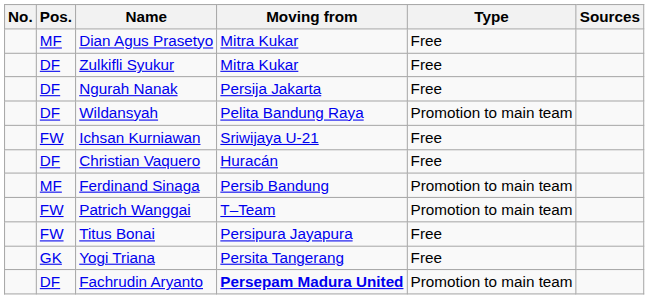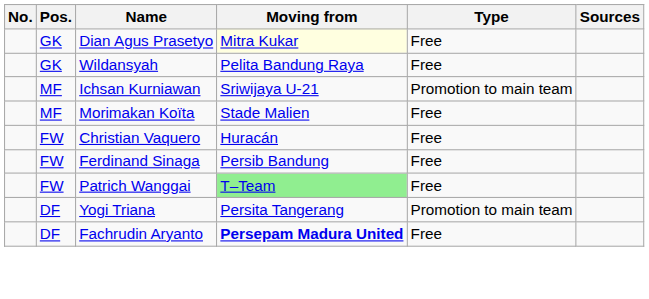(51, 41) MF -> (51, 41) GK
(259, 41) no background -> (259, 41) lightyellow background
- row: (127, 65)
- row: (128, 89)
(50, 113) DF -> (51, 65) GK
(492, 113) Promotion to main team -> (426, 65) Free
(52, 138) FW -> (51, 89) MF
(426, 138) Free -> (492, 89) Promotion to main team
+ row: (137, 113)
(50, 162) DF -> (52, 138) FW
(51, 186) MF -> (52, 162) FW
(492, 186) Promotion to main team -> (426, 162) Free
(248, 210) no background -> (248, 186) lightgreen background
(492, 210) Promotion to main team -> (426, 186) Free
- row: (117, 234)
(51, 258) GK -> (50, 210) DF
(426, 258) Free -> (492, 210) Promotion to main team
(492, 282) Promotion to main team -> (426, 234) Free
